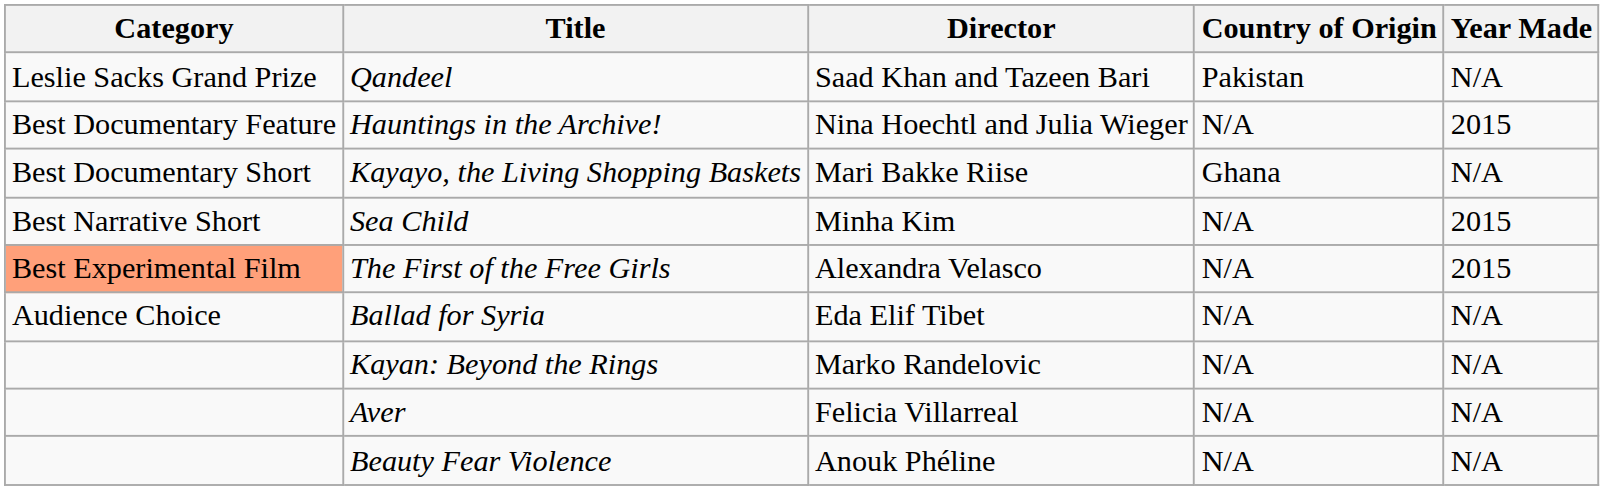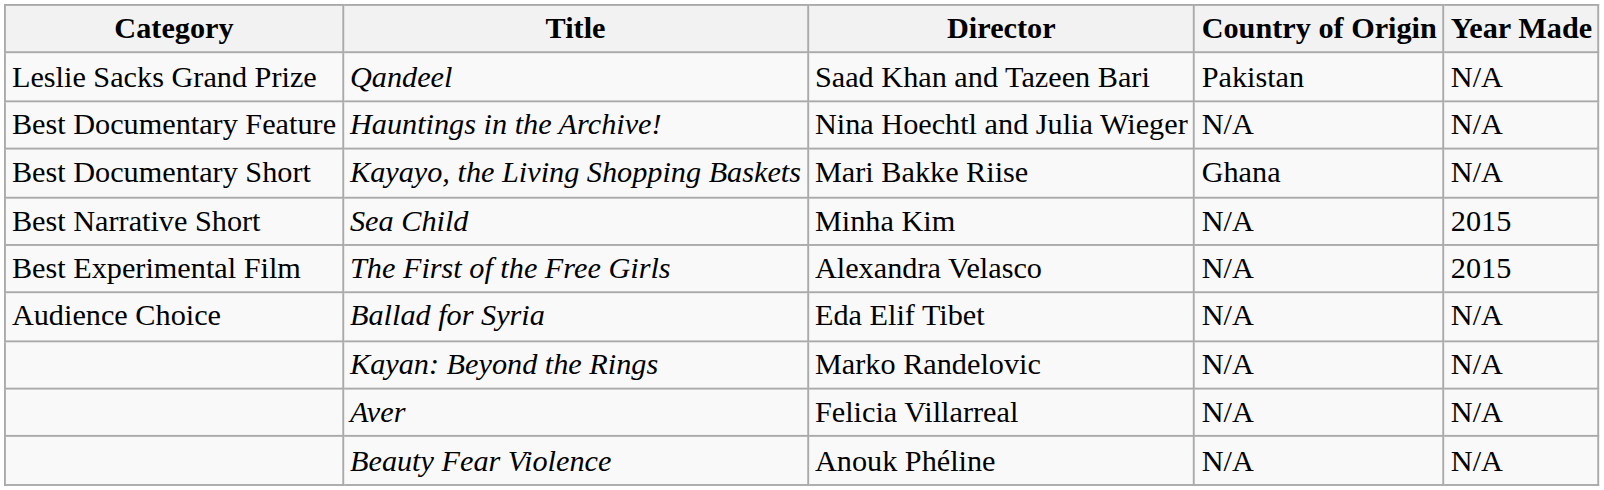(1481, 124) 2015 -> (1477, 124) N/A
(156, 268) lightsalmon background -> (156, 268) no background
